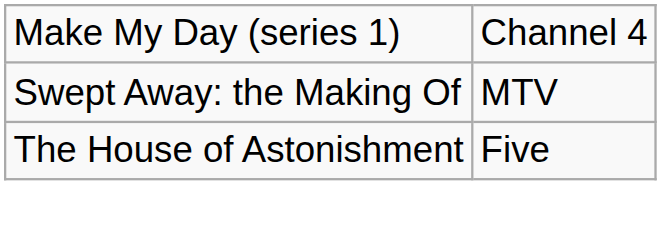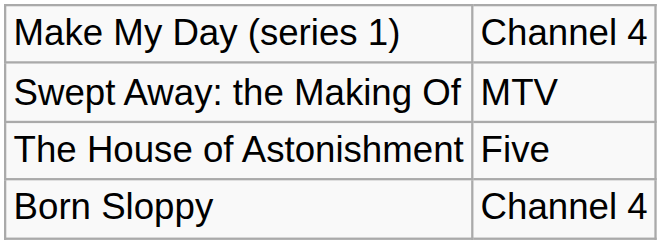+ row: (113, 207)
